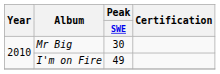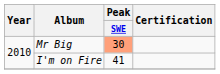(119, 45) no background -> (119, 45) lightsalmon background
(119, 61) 49 -> (119, 61) 41
